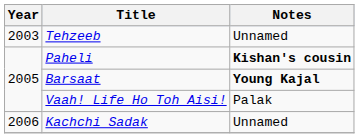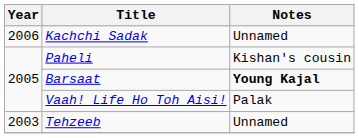rows swapped: (73, 37) <-> (97, 122)
(292, 58) bold -> (292, 58) normal
